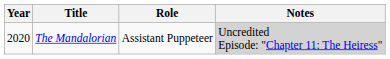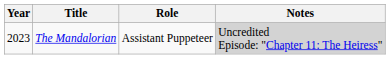(19, 38) 2020 -> (19, 38) 2023
